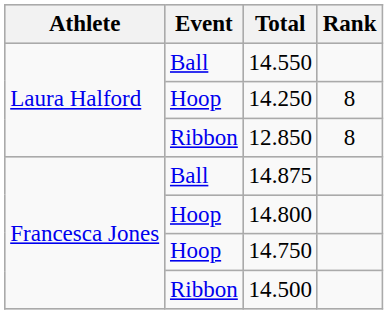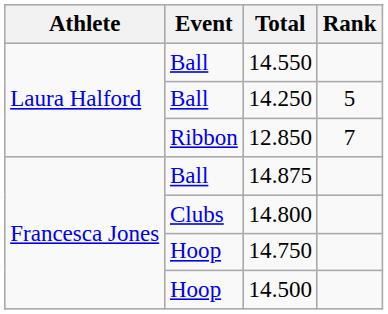(196, 99) Hoop -> (189, 99) Ball
(350, 99) 8 -> (350, 99) 5
(350, 137) 8 -> (350, 137) 7
(196, 213) Hoop -> (197, 213) Clubs
(204, 289) Ribbon -> (196, 289) Hoop
